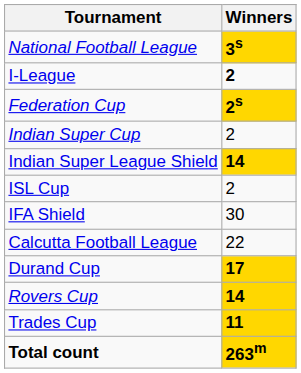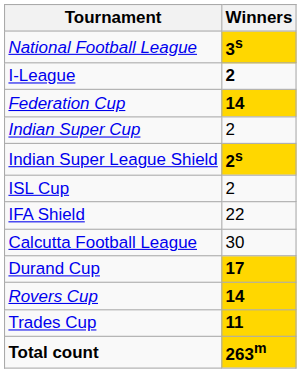(234, 105) 2s -> (235, 103) 14
(235, 161) 14 -> (234, 159) 2s
(235, 215) 30 -> (235, 215) 22
(235, 242) 22 -> (235, 242) 30
